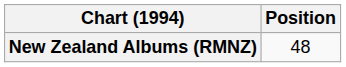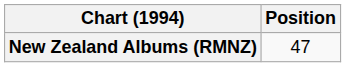(301, 47) 48 -> (301, 47) 47
